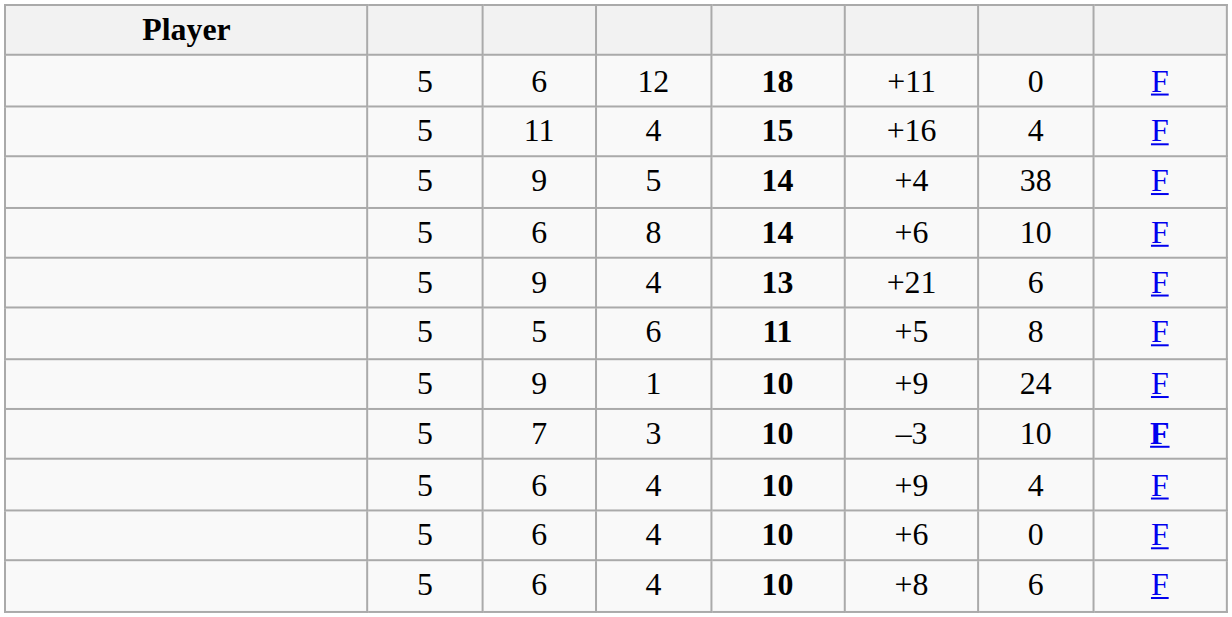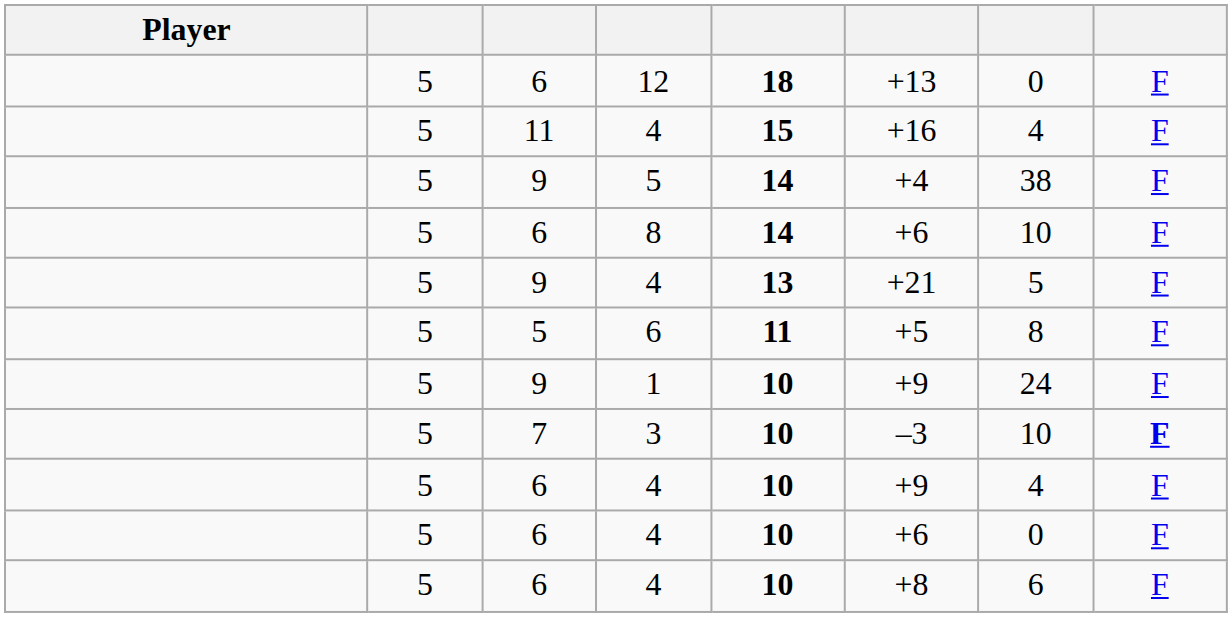(912, 80) +11 -> (912, 80) +13
(1036, 282) 6 -> (1036, 282) 5
